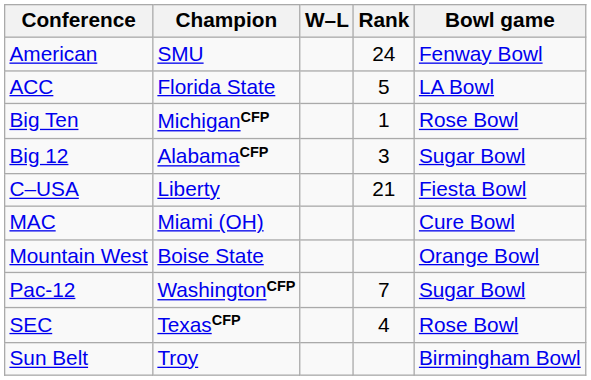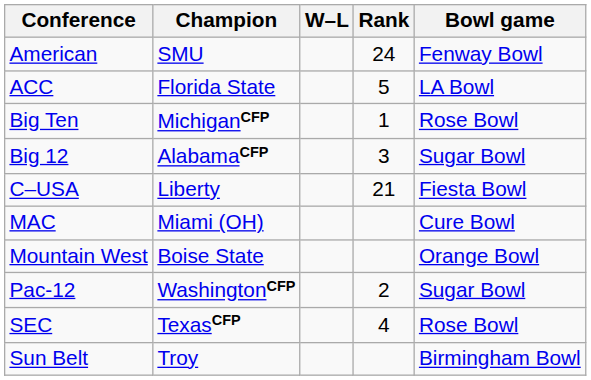(384, 289) 7 -> (384, 289) 2
